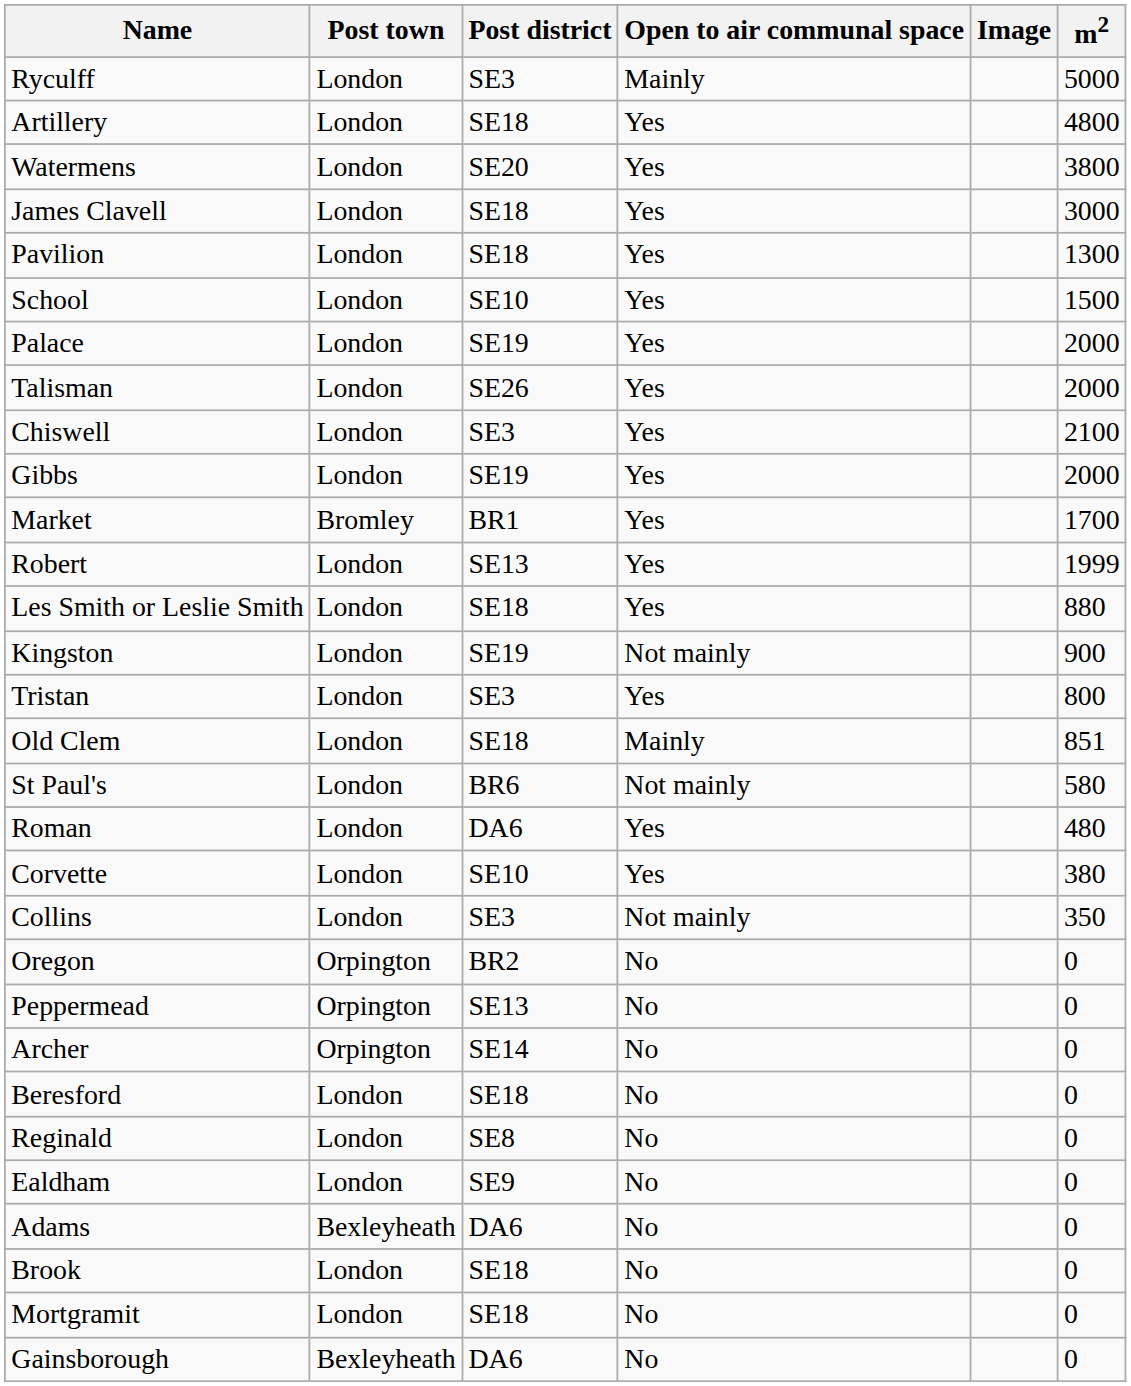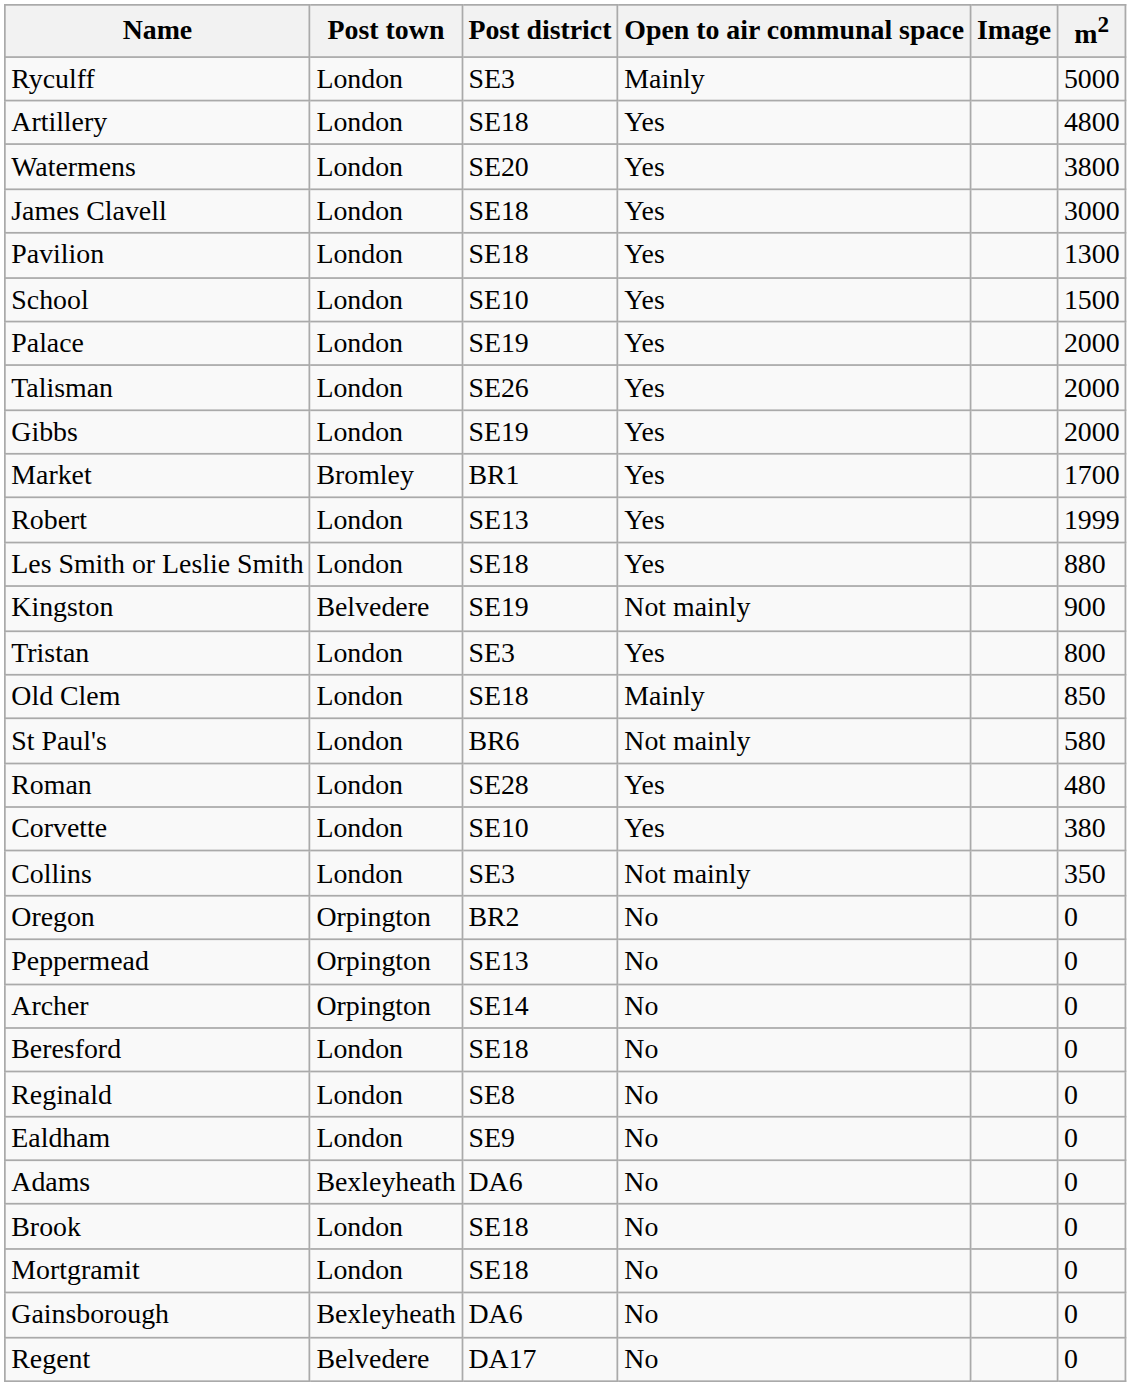- row: (61, 431)
(360, 652) London -> (373, 608) Belvedere
(1085, 740) 851 -> (1085, 696) 850
(495, 828) DA6 -> (499, 784) SE28
+ row: (51, 1358)
